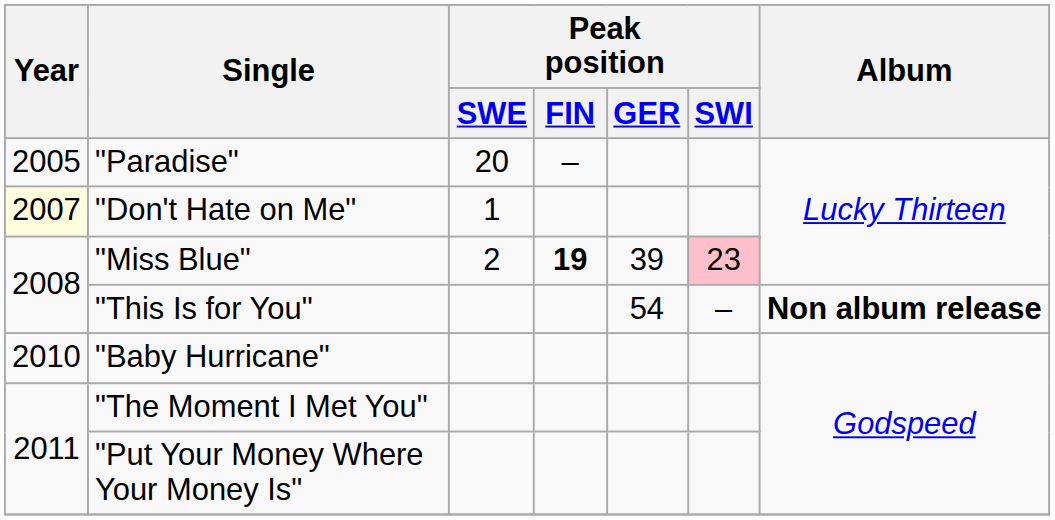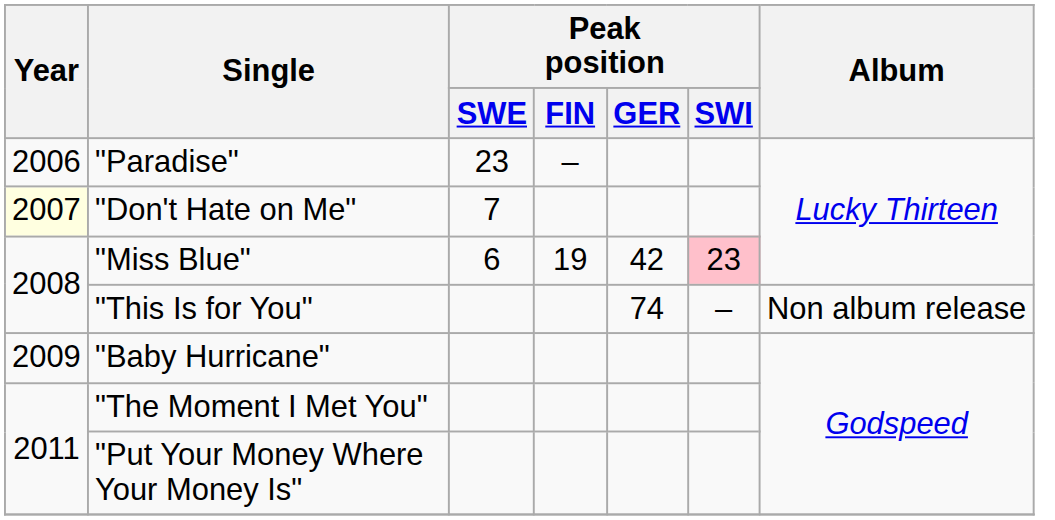(46, 161) 2005 -> (46, 161) 2006
(492, 161) 20 -> (492, 161) 23
(492, 210) 1 -> (492, 210) 7
(492, 259) 2 -> (492, 259) 6
(570, 259) bold -> (570, 259) normal
(647, 259) 39 -> (647, 259) 42
(647, 308) 54 -> (647, 308) 74
(904, 308) bold -> (897, 308) normal
(46, 357) 2010 -> (46, 357) 2009
